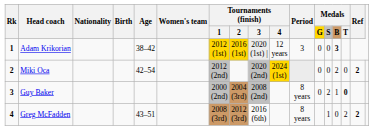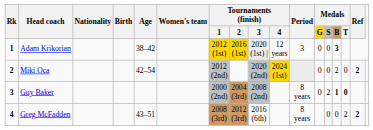(337, 92) normal -> (337, 92) bold
(328, 114) 1 -> (328, 114) 0
